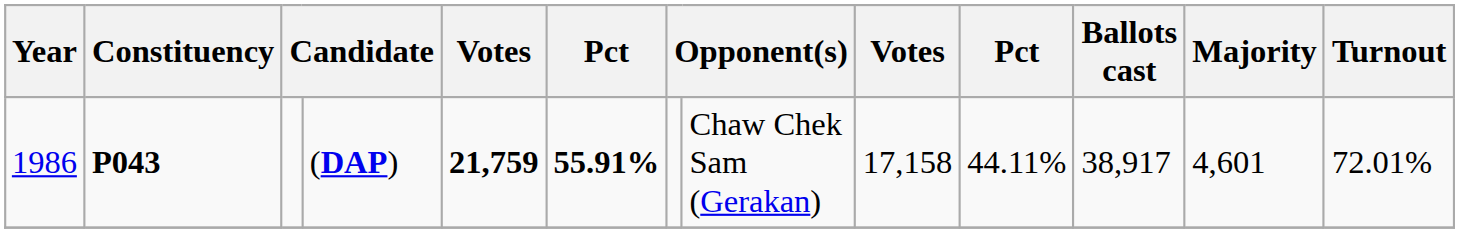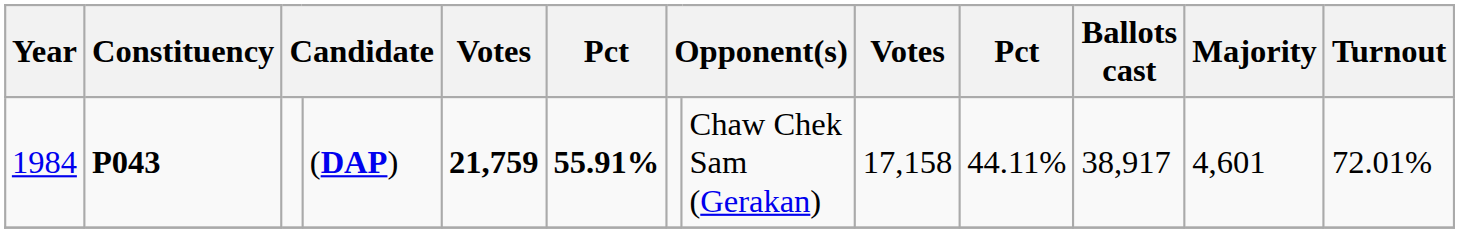(44, 161) 1986 -> (44, 161) 1984
